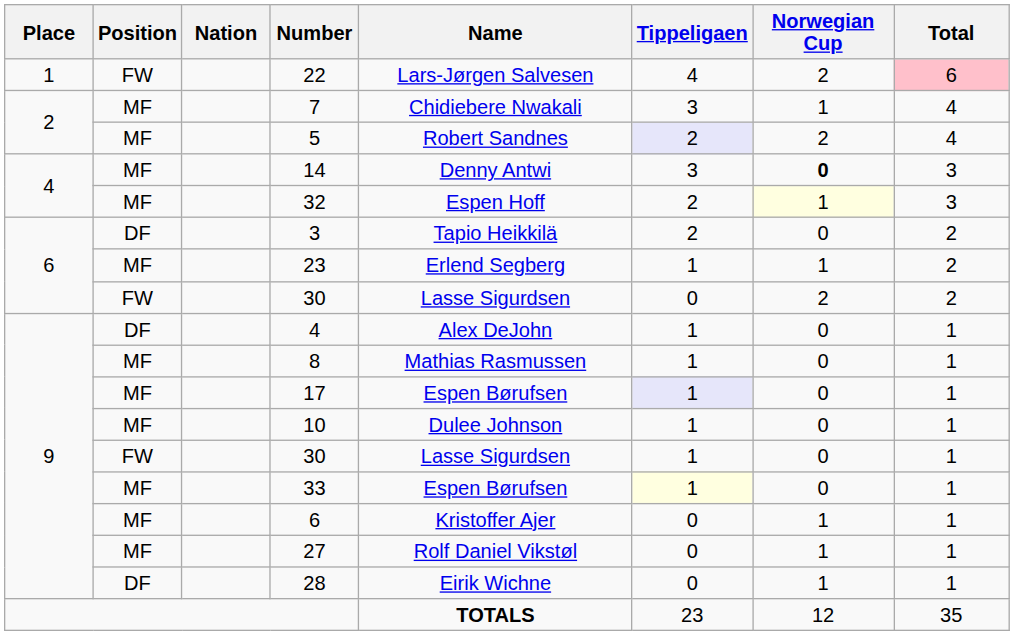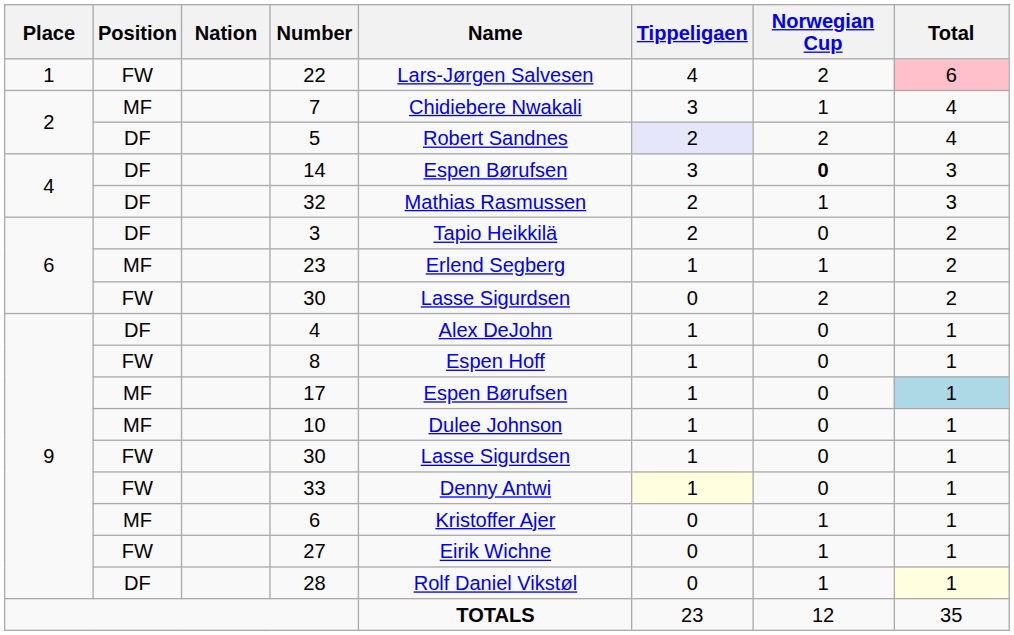(137, 138) MF -> (137, 138) DF
(137, 170) MF -> (137, 170) DF
(495, 170) Denny Antwi -> (495, 170) Espen Børufsen
(137, 202) MF -> (137, 202) DF
(495, 202) Espen Hoff -> (495, 202) Mathias Rasmussen
(823, 202) lightyellow background -> (823, 202) no background
(137, 361) MF -> (137, 361) FW
(495, 361) Mathias Rasmussen -> (495, 361) Espen Hoff
(692, 393) lavender background -> (692, 393) no background
(951, 393) no background -> (951, 393) lightblue background
(137, 488) MF -> (137, 488) FW
(495, 488) Espen Børufsen -> (495, 488) Denny Antwi
(137, 551) MF -> (137, 551) FW
(495, 551) Rolf Daniel Vikstøl -> (495, 551) Eirik Wichne
(495, 583) Eirik Wichne -> (495, 583) Rolf Daniel Vikstøl
(951, 583) no background -> (951, 583) lightyellow background
